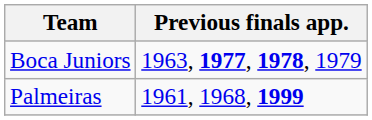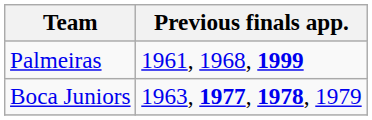rows swapped: (70, 59) <-> (56, 96)
